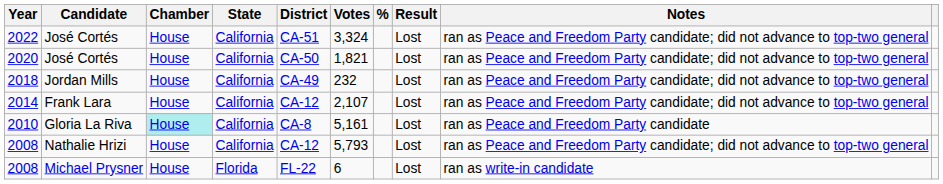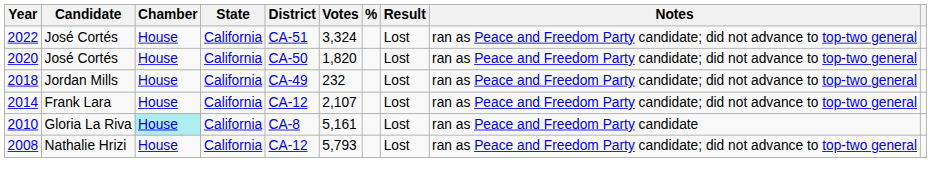(351, 59) 1,821 -> (340, 59) 1,820
- row: (23, 168)
